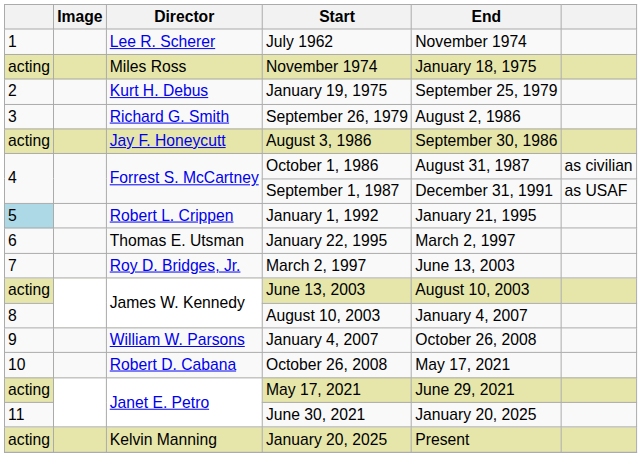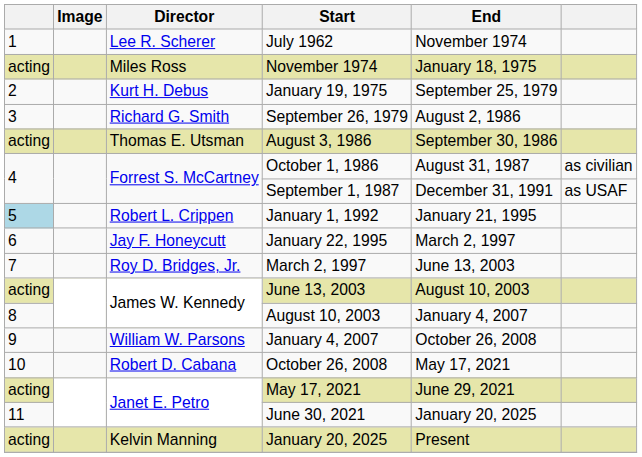(168, 141) Jay F. Honeycutt -> (177, 141) Thomas E. Utsman
(177, 240) Thomas E. Utsman -> (168, 240) Jay F. Honeycutt
